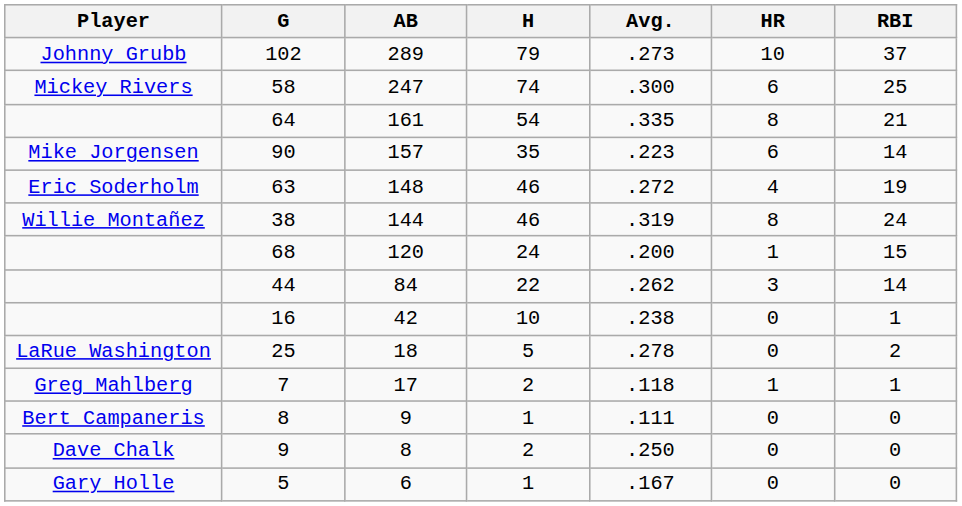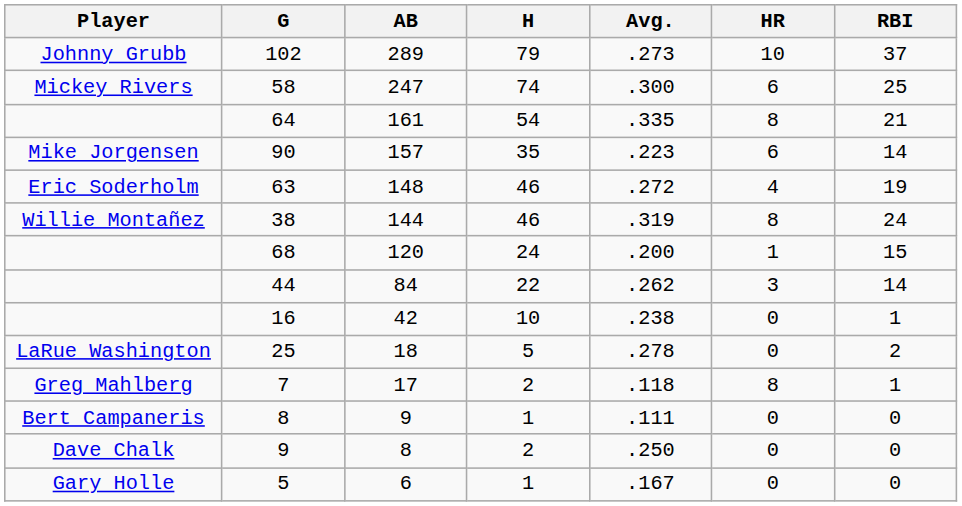(773, 385) 1 -> (773, 385) 8
